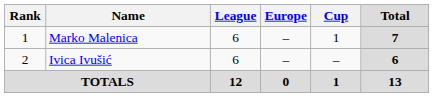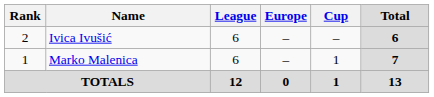rows swapped: (93, 37) <-> (80, 59)
